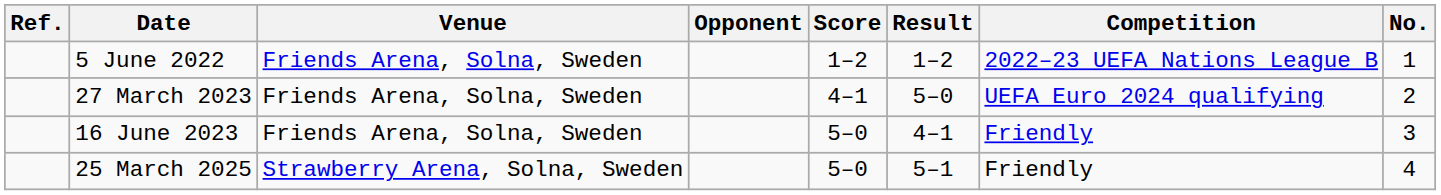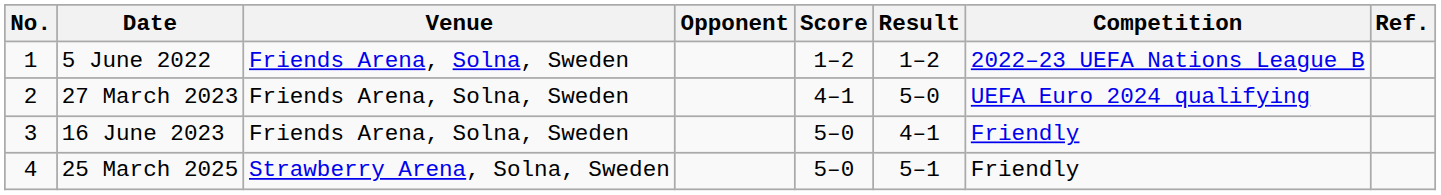columns swapped: (1409, 23) <-> (37, 23)
